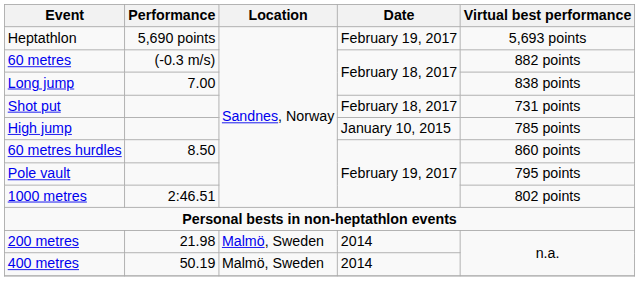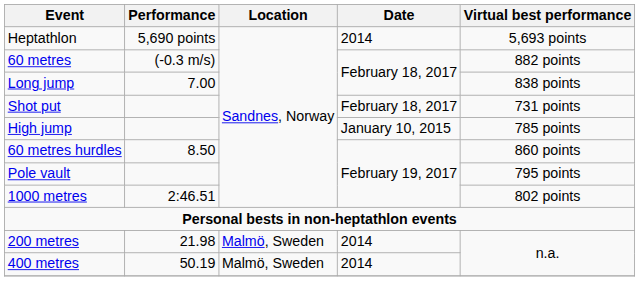(399, 38) February 19, 2017 -> (357, 38) 2014
